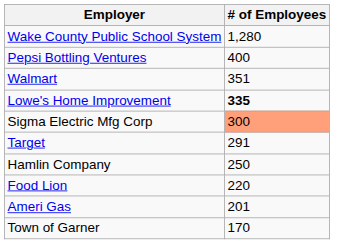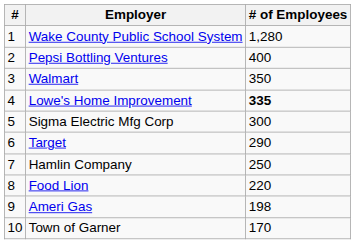+ column: (15, 15)
(239, 79) 351 -> (260, 79) 350
(239, 121) lightsalmon background -> (260, 121) no background
(239, 143) 291 -> (260, 143) 290
(239, 206) 201 -> (260, 206) 198
